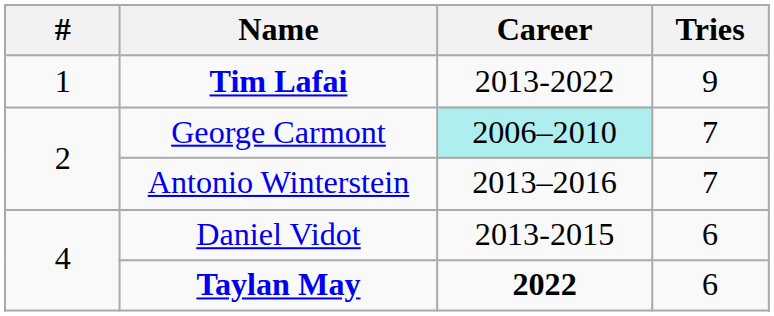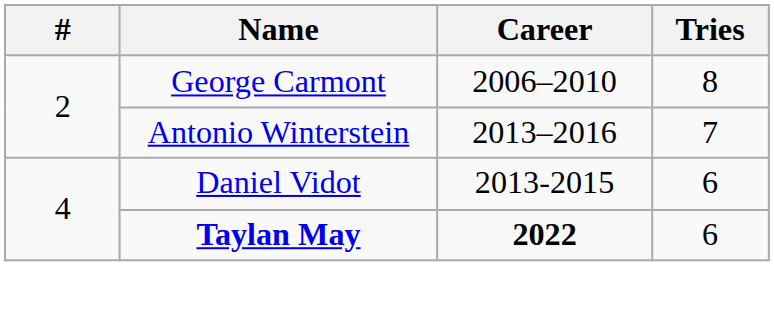- row: (278, 81)
(545, 132) paleturquoise background -> (545, 81) no background
(710, 132) 7 -> (710, 81) 8
